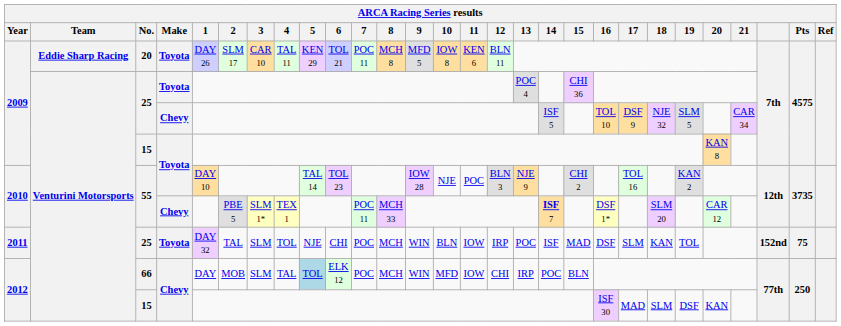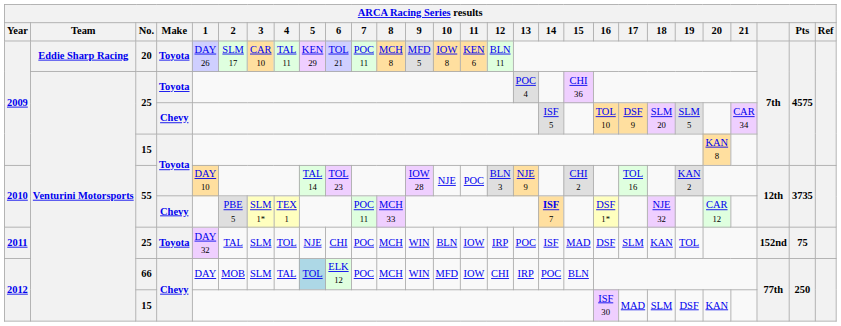(661, 118) NJE 32 -> (662, 118) SLM 20
(662, 211) SLM 20 -> (661, 211) NJE 32
